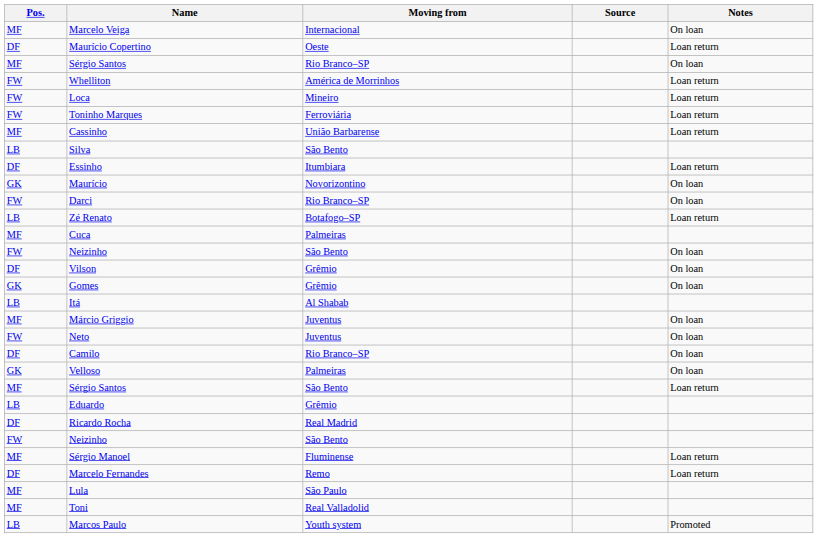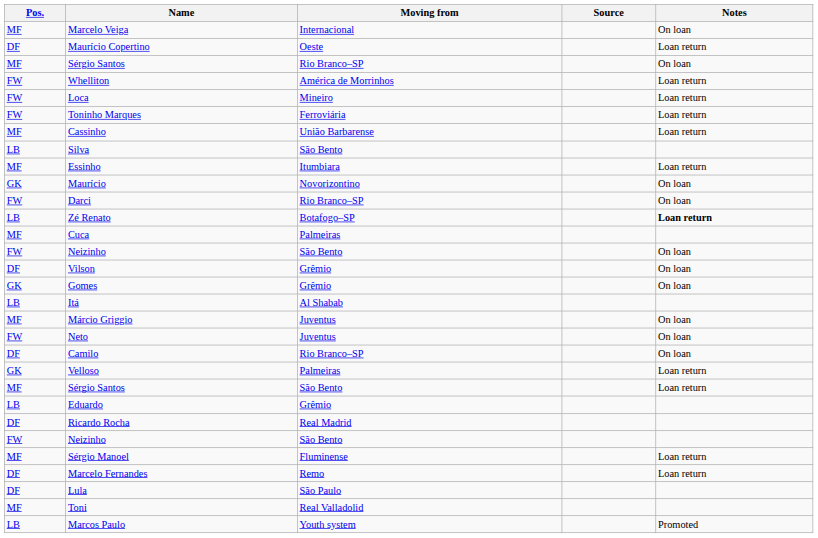(13, 166) DF -> (14, 166) MF
(695, 217) normal -> (685, 217) bold
(687, 371) On loan -> (682, 371) Loan return
(14, 490) MF -> (13, 490) DF
